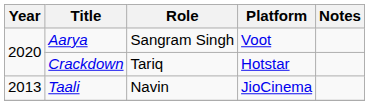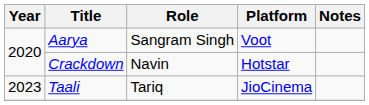(147, 64) Tariq -> (150, 64) Navin
(25, 87) 2013 -> (25, 87) 2023
(150, 87) Navin -> (147, 87) Tariq
